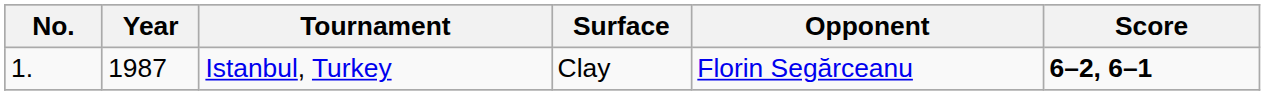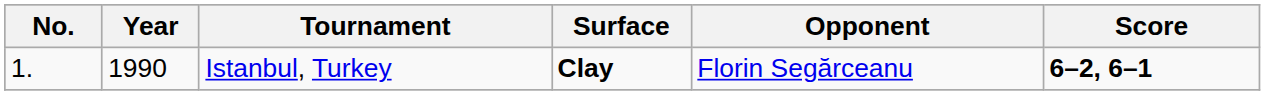(138, 68) 1987 -> (138, 68) 1990
(584, 68) normal -> (585, 68) bold
